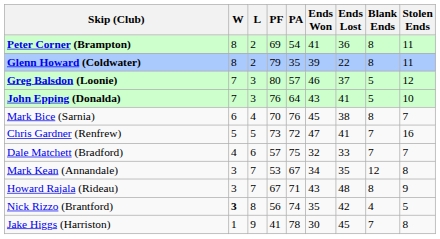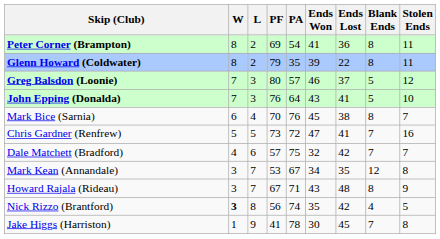(344, 152) 33 -> (344, 152) 42
